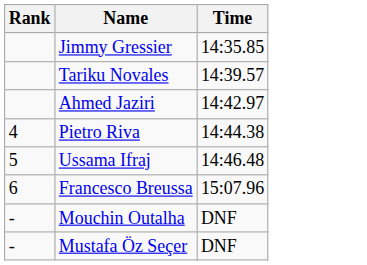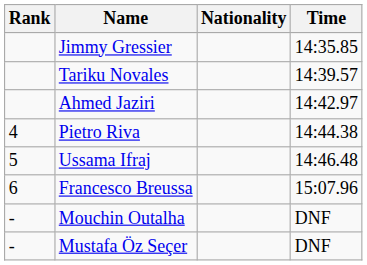+ column: (244, 18)
